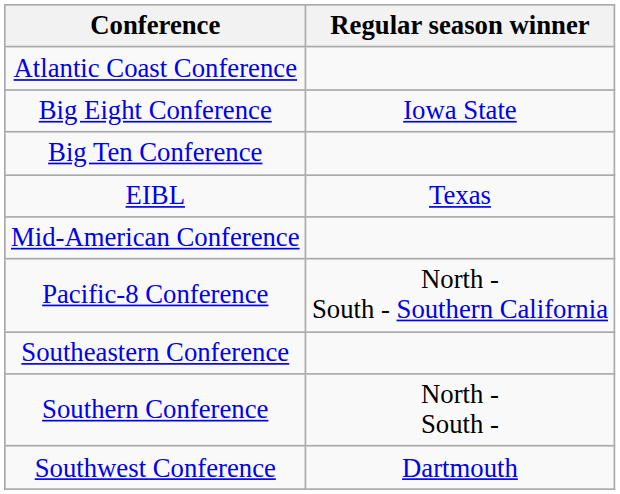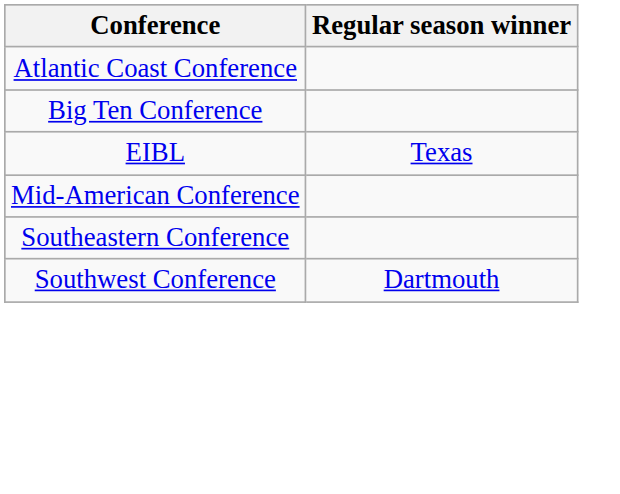- row: (155, 110)
- row: (155, 294)
- row: (155, 409)
